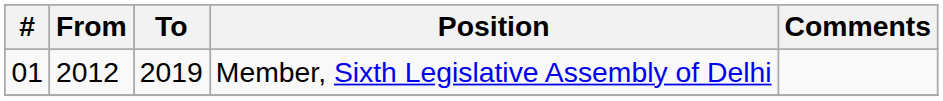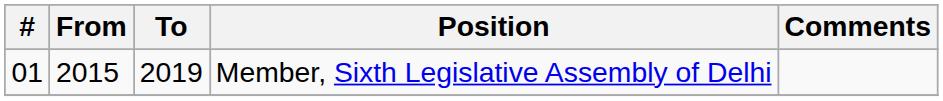(87, 71) 2012 -> (87, 71) 2015
